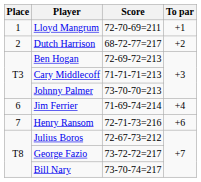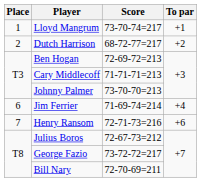(133, 28) 72-70-69=211 -> (133, 28) 73-70-74=217
(133, 169) 73-70-74=217 -> (133, 169) 72-70-69=211
